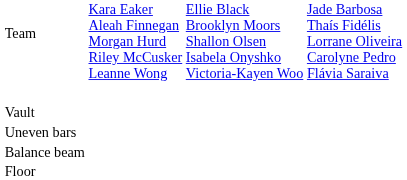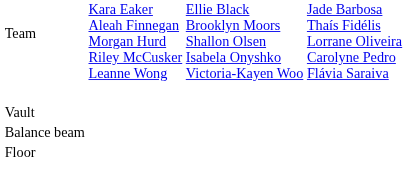- row: (40, 132)
